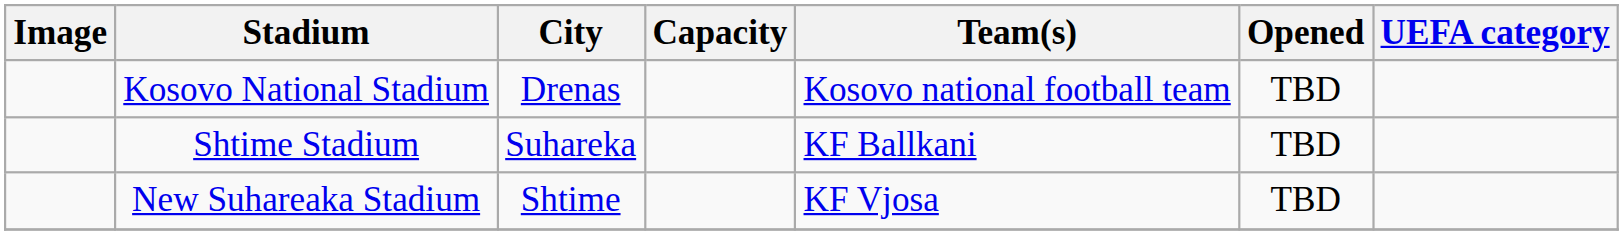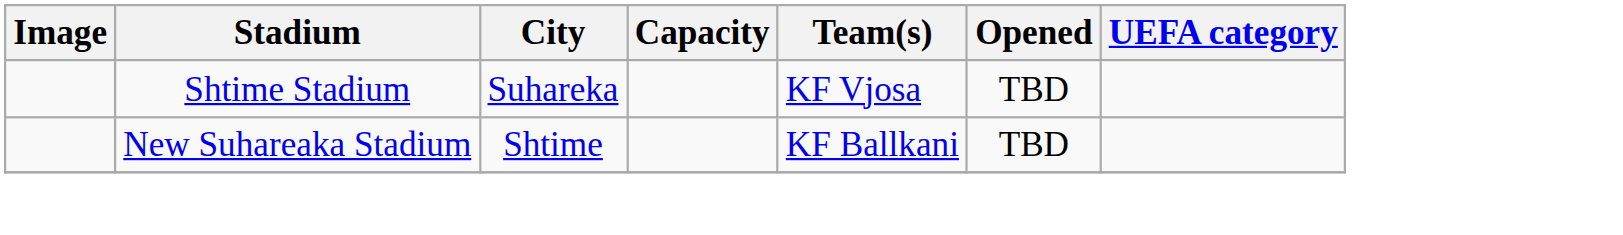- row: (306, 88)
(890, 144) KF Ballkani -> (854, 88) KF Vjosa
(871, 199) KF Vjosa -> (872, 144) KF Ballkani
